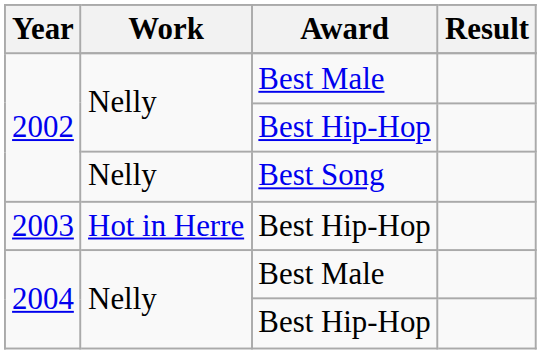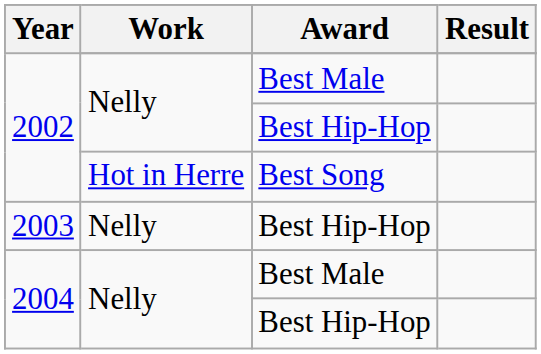(122, 175) Nelly -> (166, 175) Hot in Herre
(166, 224) Hot in Herre -> (122, 224) Nelly
